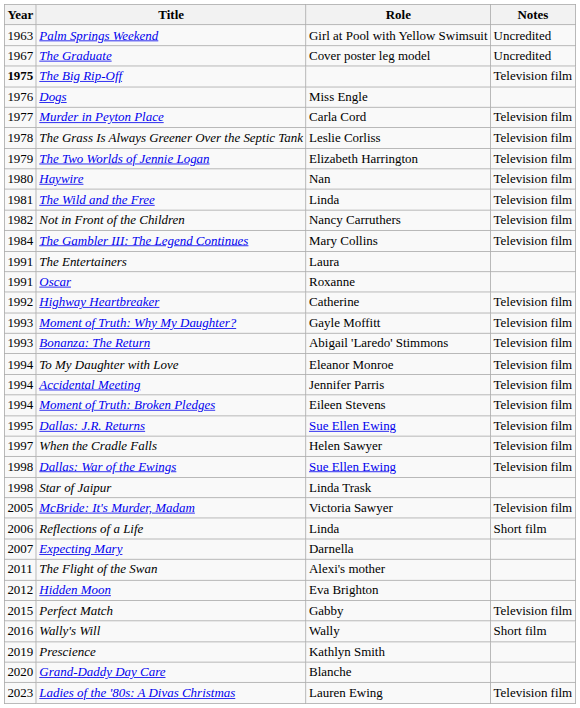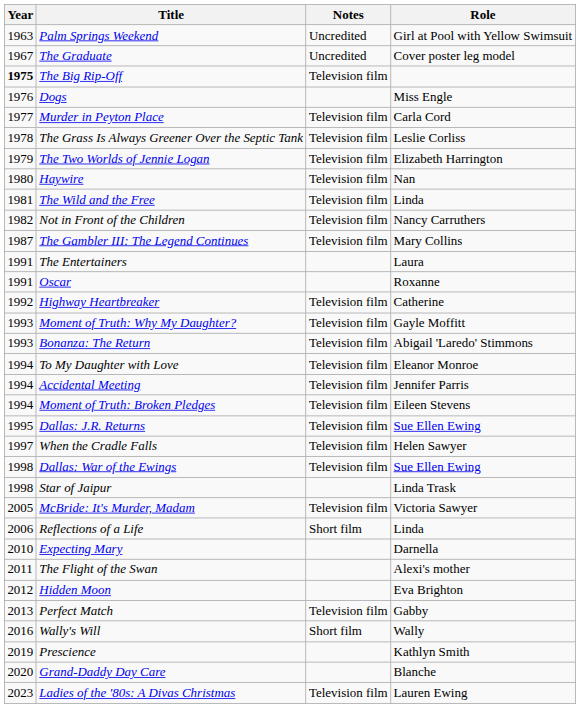columns swapped: (398, 14) <-> (533, 14)
(20, 240) 1984 -> (20, 240) 1987
(20, 549) 2007 -> (20, 549) 2010
(20, 610) 2015 -> (20, 610) 2013
